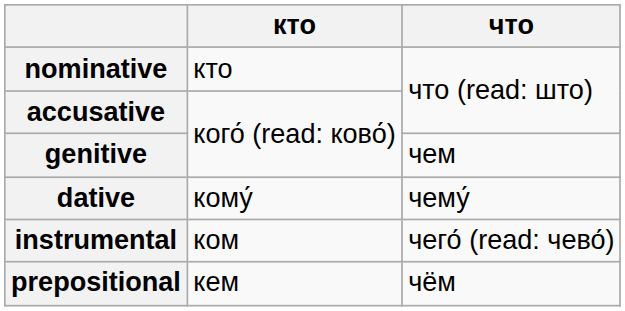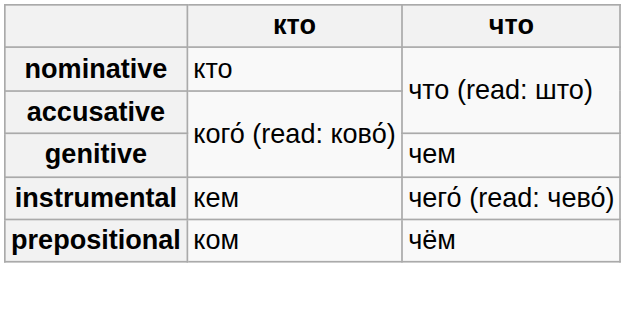- row: (96, 197)
(216, 240) ком -> (216, 197) кем
(216, 283) кем -> (216, 240) ком
